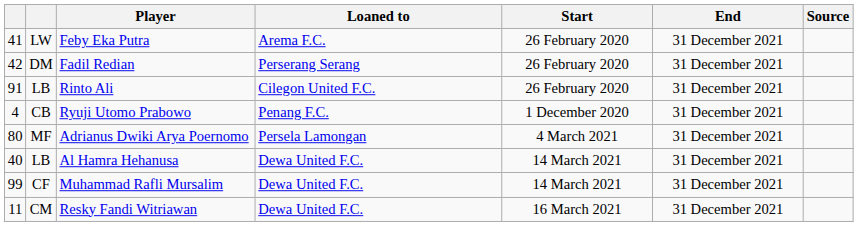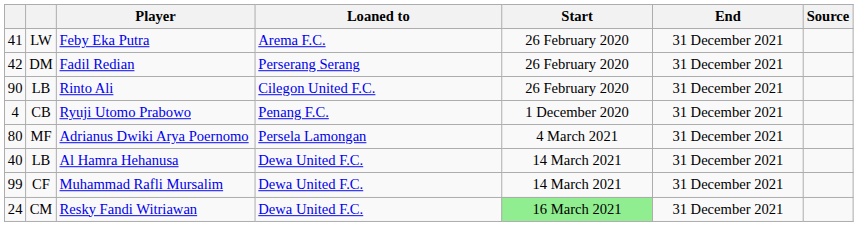(15, 88) 91 -> (15, 88) 90
(15, 209) 11 -> (15, 209) 24
(577, 209) no background -> (577, 209) lightgreen background
